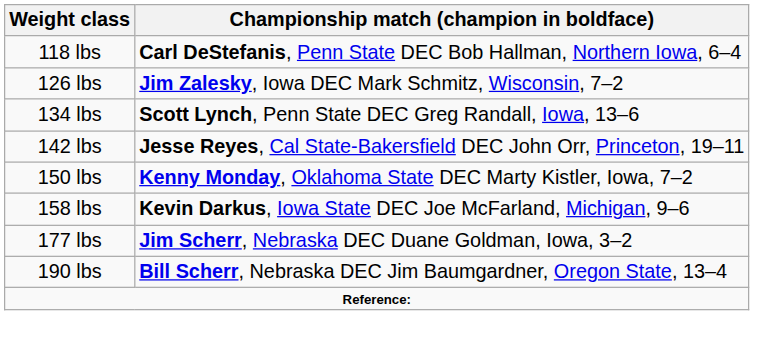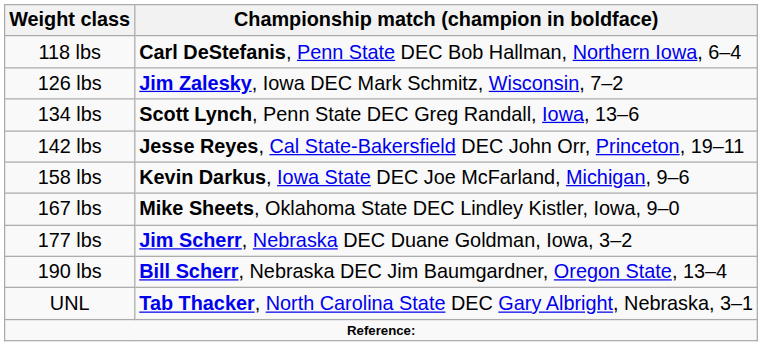- row: (70, 177)
+ row: (70, 209)
+ row: (70, 303)
